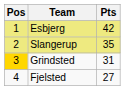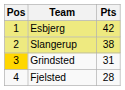(108, 45) 35 -> (108, 45) 38
(108, 77) 27 -> (108, 77) 28
